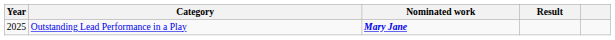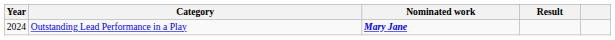(16, 27) 2025 -> (16, 27) 2024
